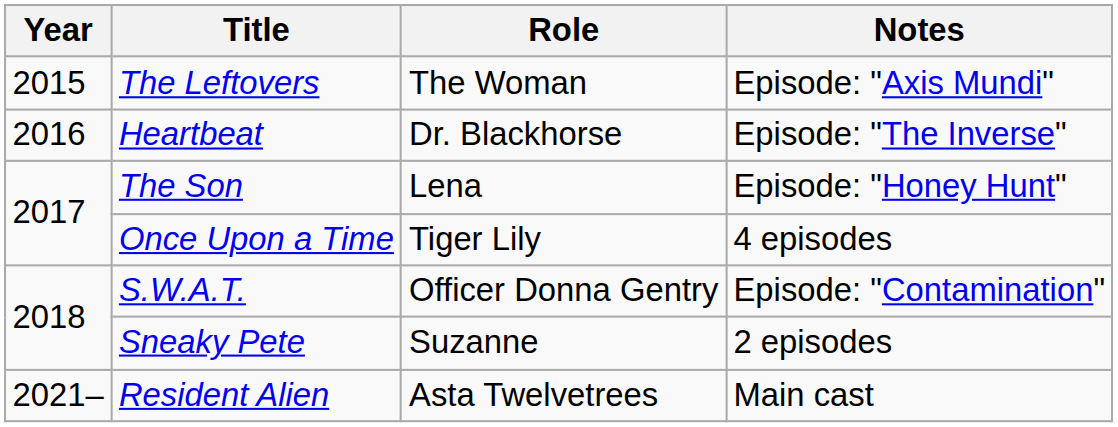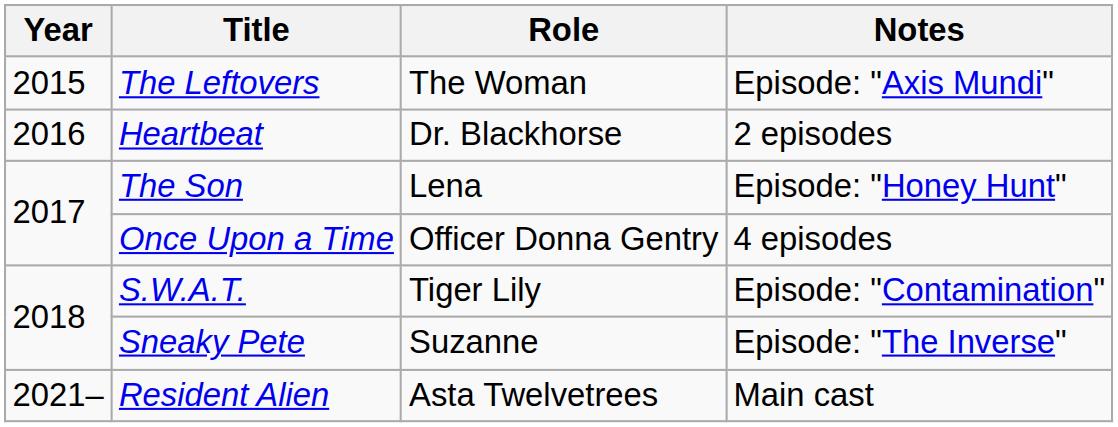(900, 134) Episode: "The Inverse" -> (813, 134) 2 episodes
(475, 238) Tiger Lily -> (564, 238) Officer Donna Gentry
(564, 290) Officer Donna Gentry -> (475, 290) Tiger Lily
(813, 342) 2 episodes -> (900, 342) Episode: "The Inverse"
